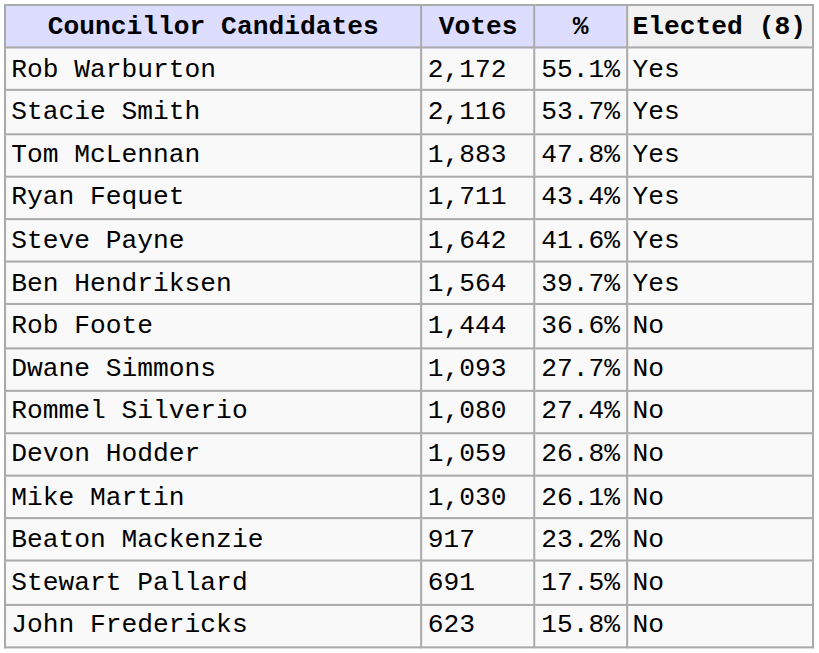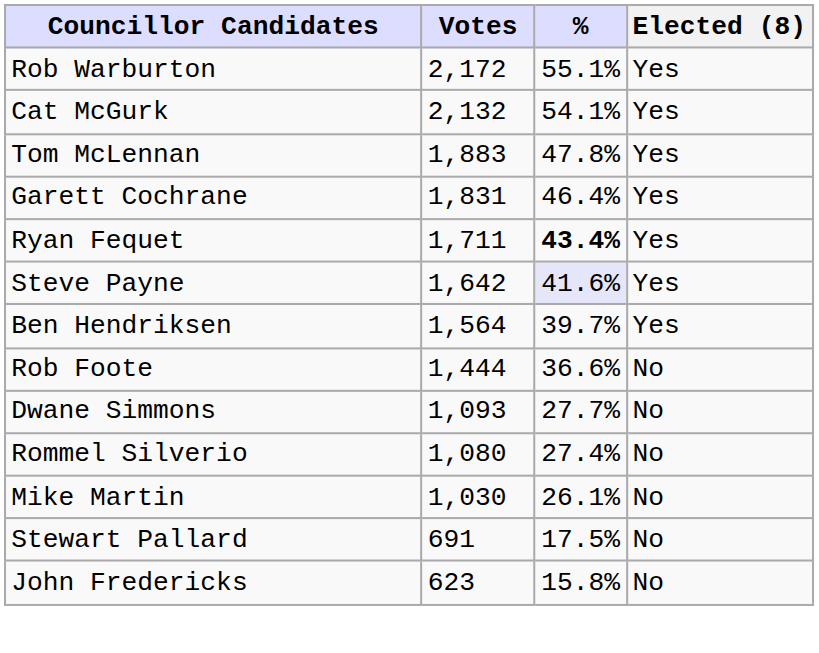+ row: (90, 112)
- row: (106, 112)
+ row: (129, 198)
(581, 198) normal -> (581, 240) bold
(581, 240) no background -> (581, 283) lavender background
- row: (106, 454)
- row: (137, 540)
